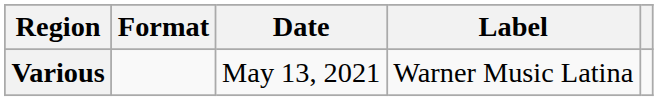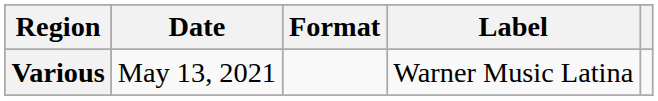columns swapped: (301, 26) <-> (163, 26)
